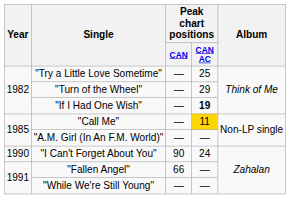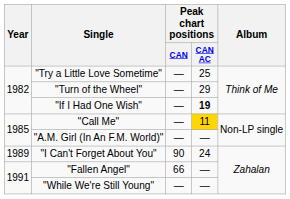(18, 153) 1990 -> (18, 153) 1989
